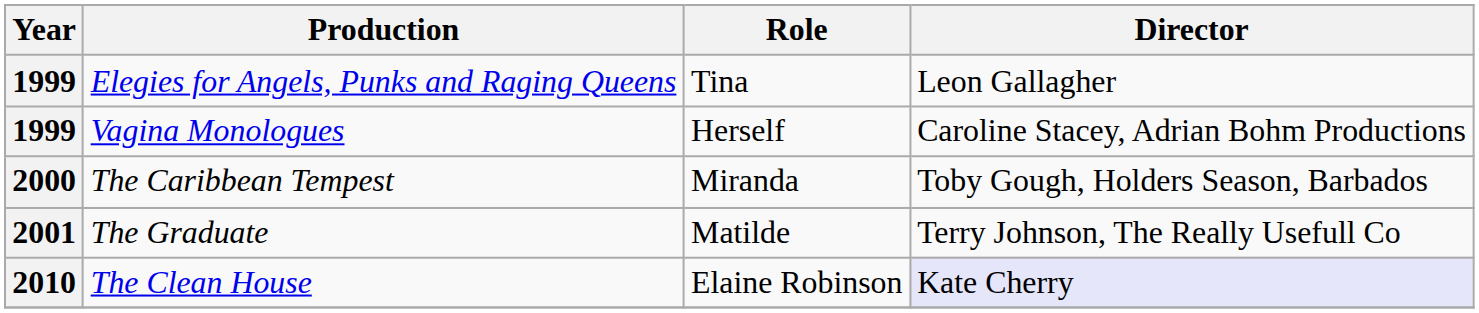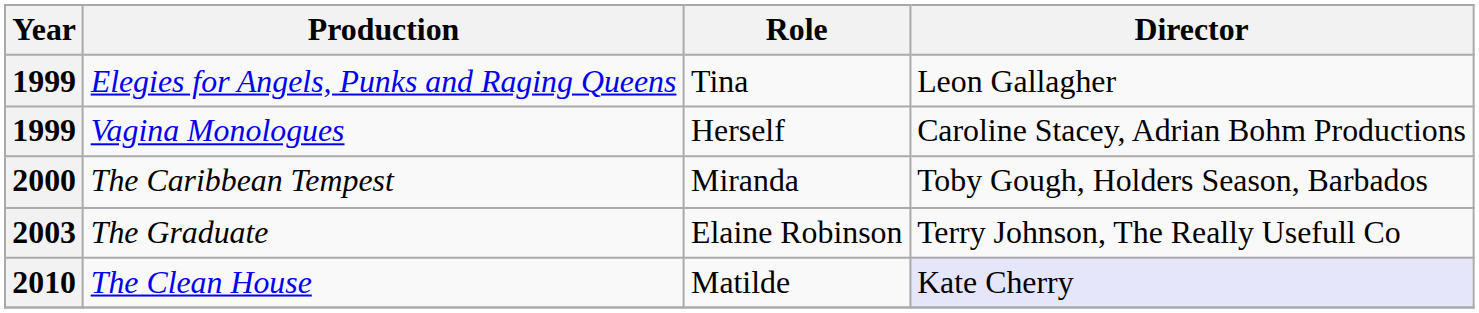(44, 231) 2001 -> (44, 231) 2003
(741, 231) Matilde -> (797, 231) Elaine Robinson
(797, 282) Elaine Robinson -> (741, 282) Matilde
